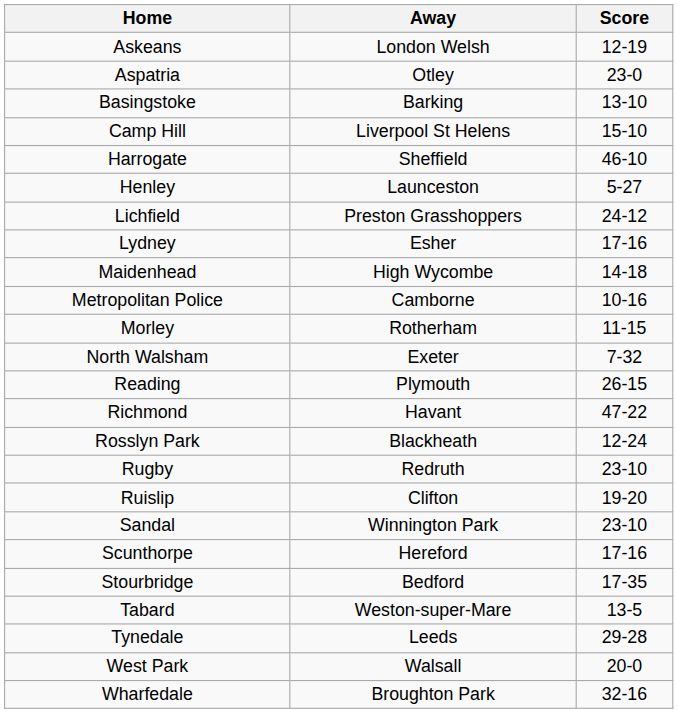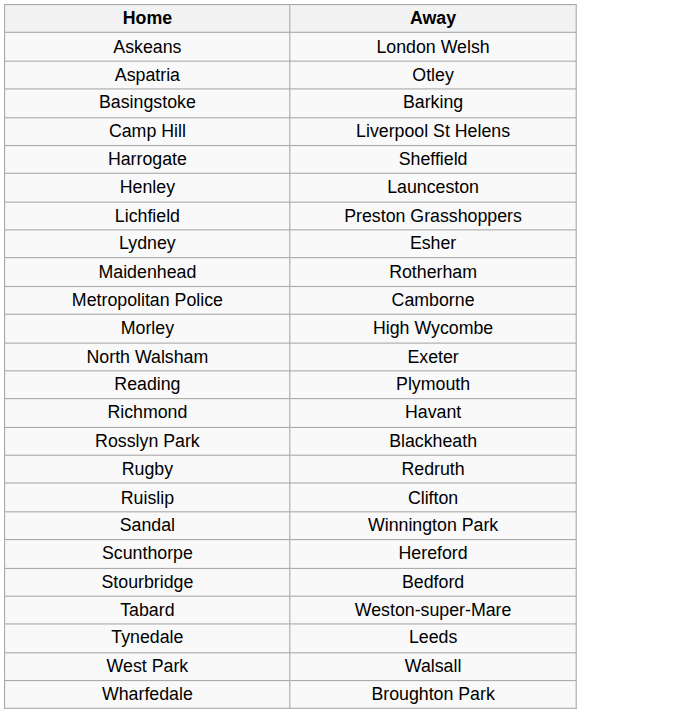- column: (624, 18)
(433, 272) High Wycombe -> (433, 272) Rotherham
(433, 328) Rotherham -> (433, 328) High Wycombe
